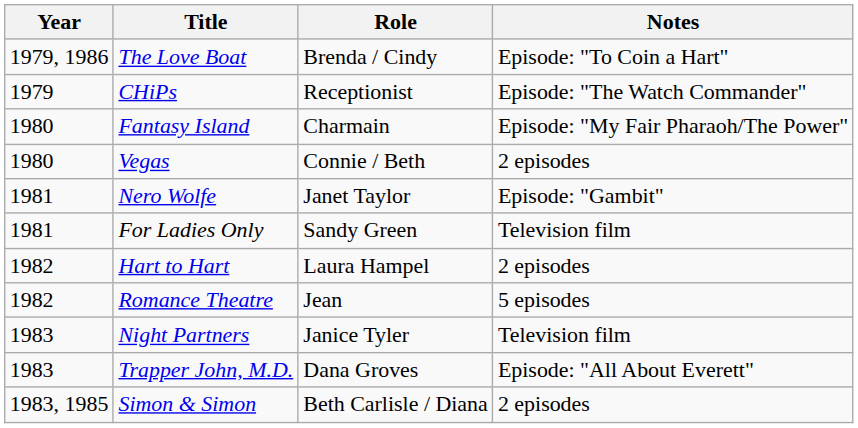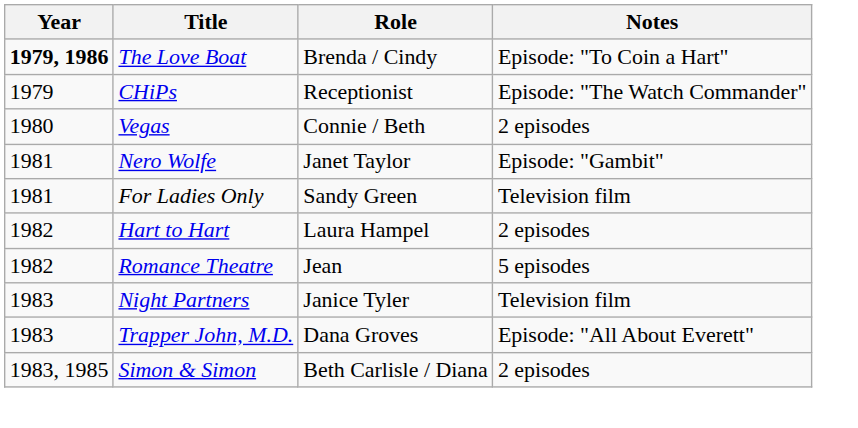(59, 56) normal -> (59, 56) bold
- row: (184, 126)
